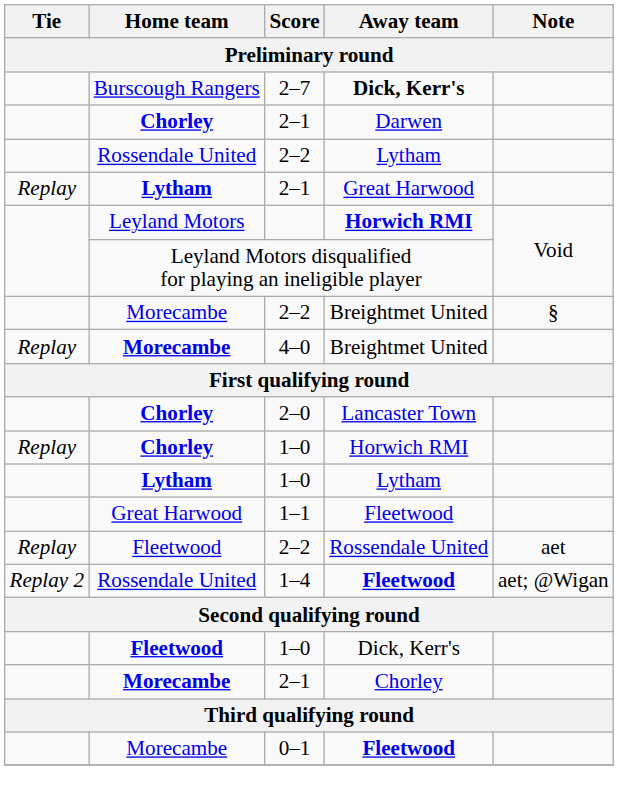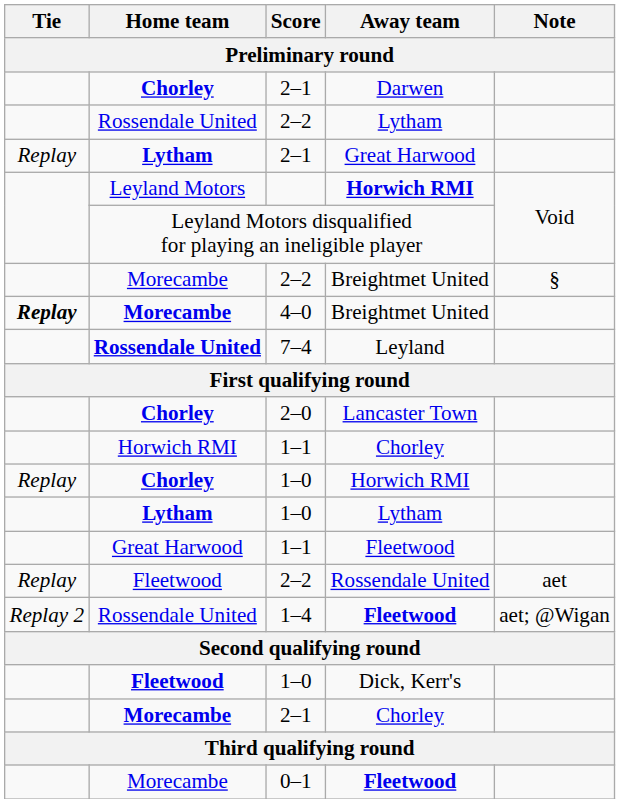- row: (295, 88)
(47, 346) normal -> (47, 312) bold
+ row: (296, 346)
+ row: (296, 446)
